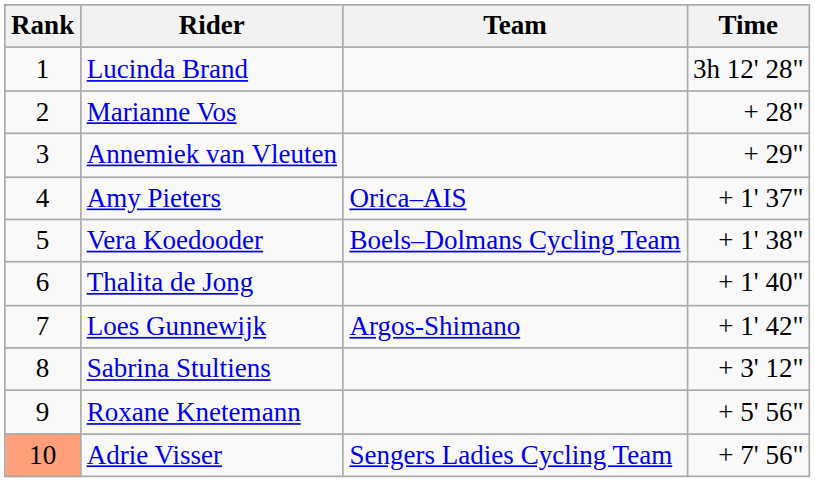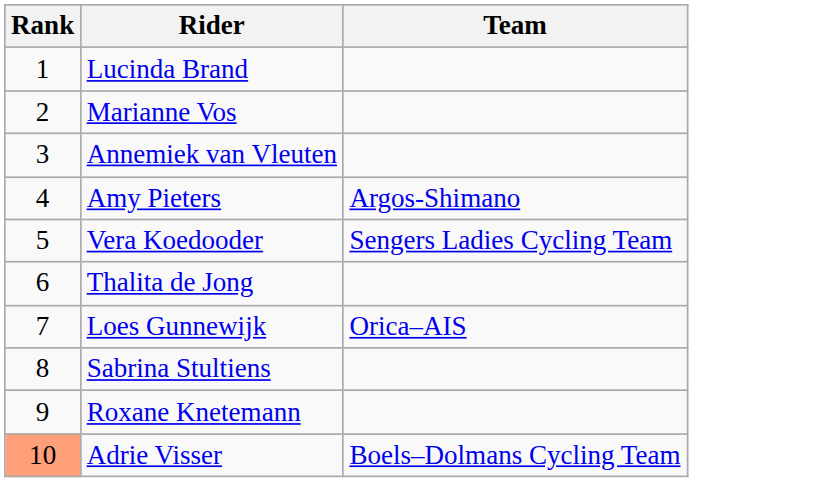- column: (748, 25)
(408, 197) Orica–AIS -> (435, 197) Argos-Shimano
(515, 240) Boels–Dolmans Cycling Team -> (511, 240) Sengers Ladies Cycling Team
(435, 326) Argos-Shimano -> (408, 326) Orica–AIS
(511, 454) Sengers Ladies Cycling Team -> (515, 454) Boels–Dolmans Cycling Team
